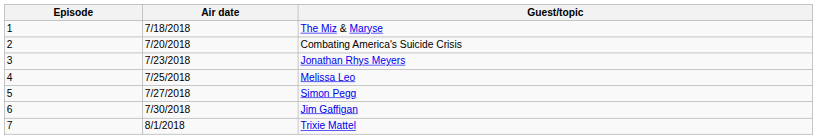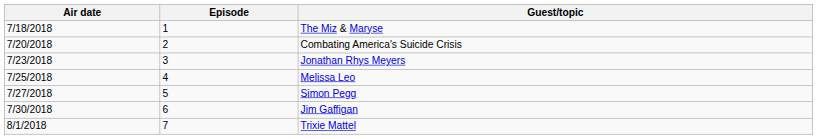columns swapped: (73, 12) <-> (220, 12)
